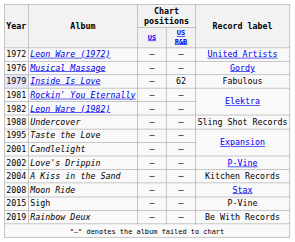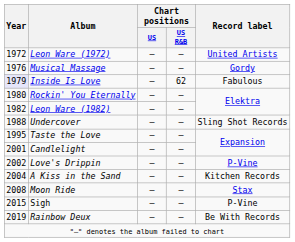(16, 95) 1981 -> (16, 95) 1980
